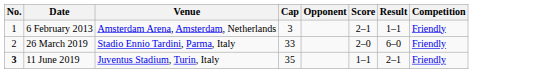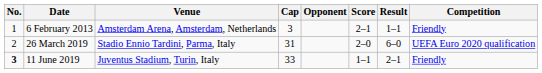(290, 44) 33 -> (290, 44) 31
(429, 44) Friendly -> (474, 44) UEFA Euro 2020 qualification
(290, 60) 35 -> (290, 60) 33
